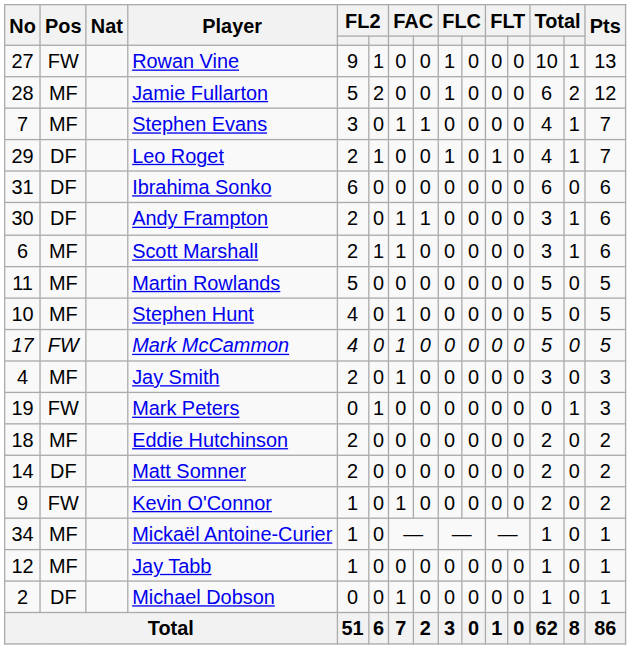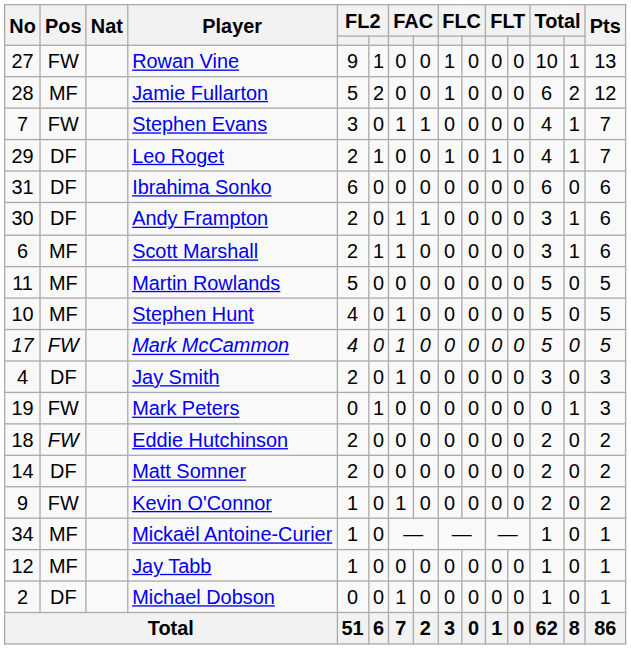(63, 124) MF -> (63, 124) FW
(63, 377) MF -> (63, 377) DF
(63, 440) MF -> (63, 440) FW
